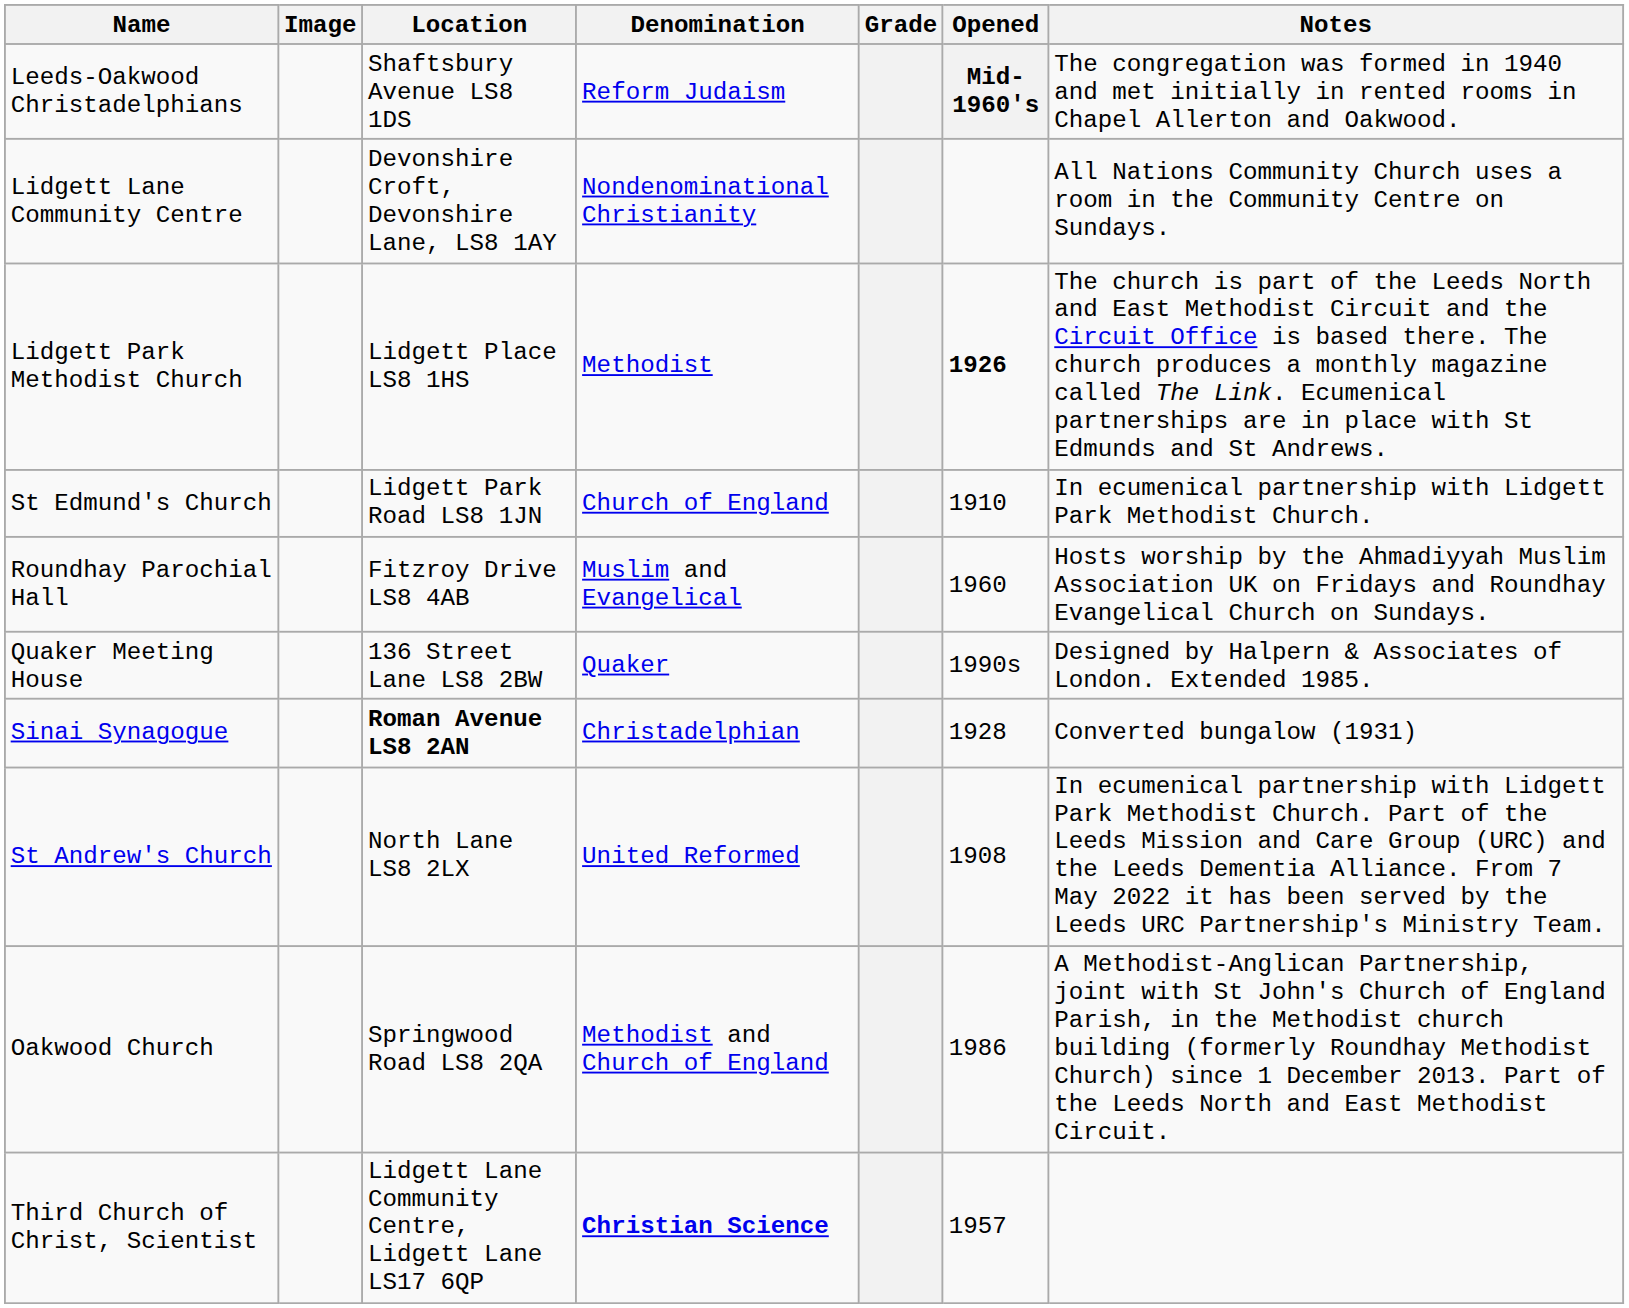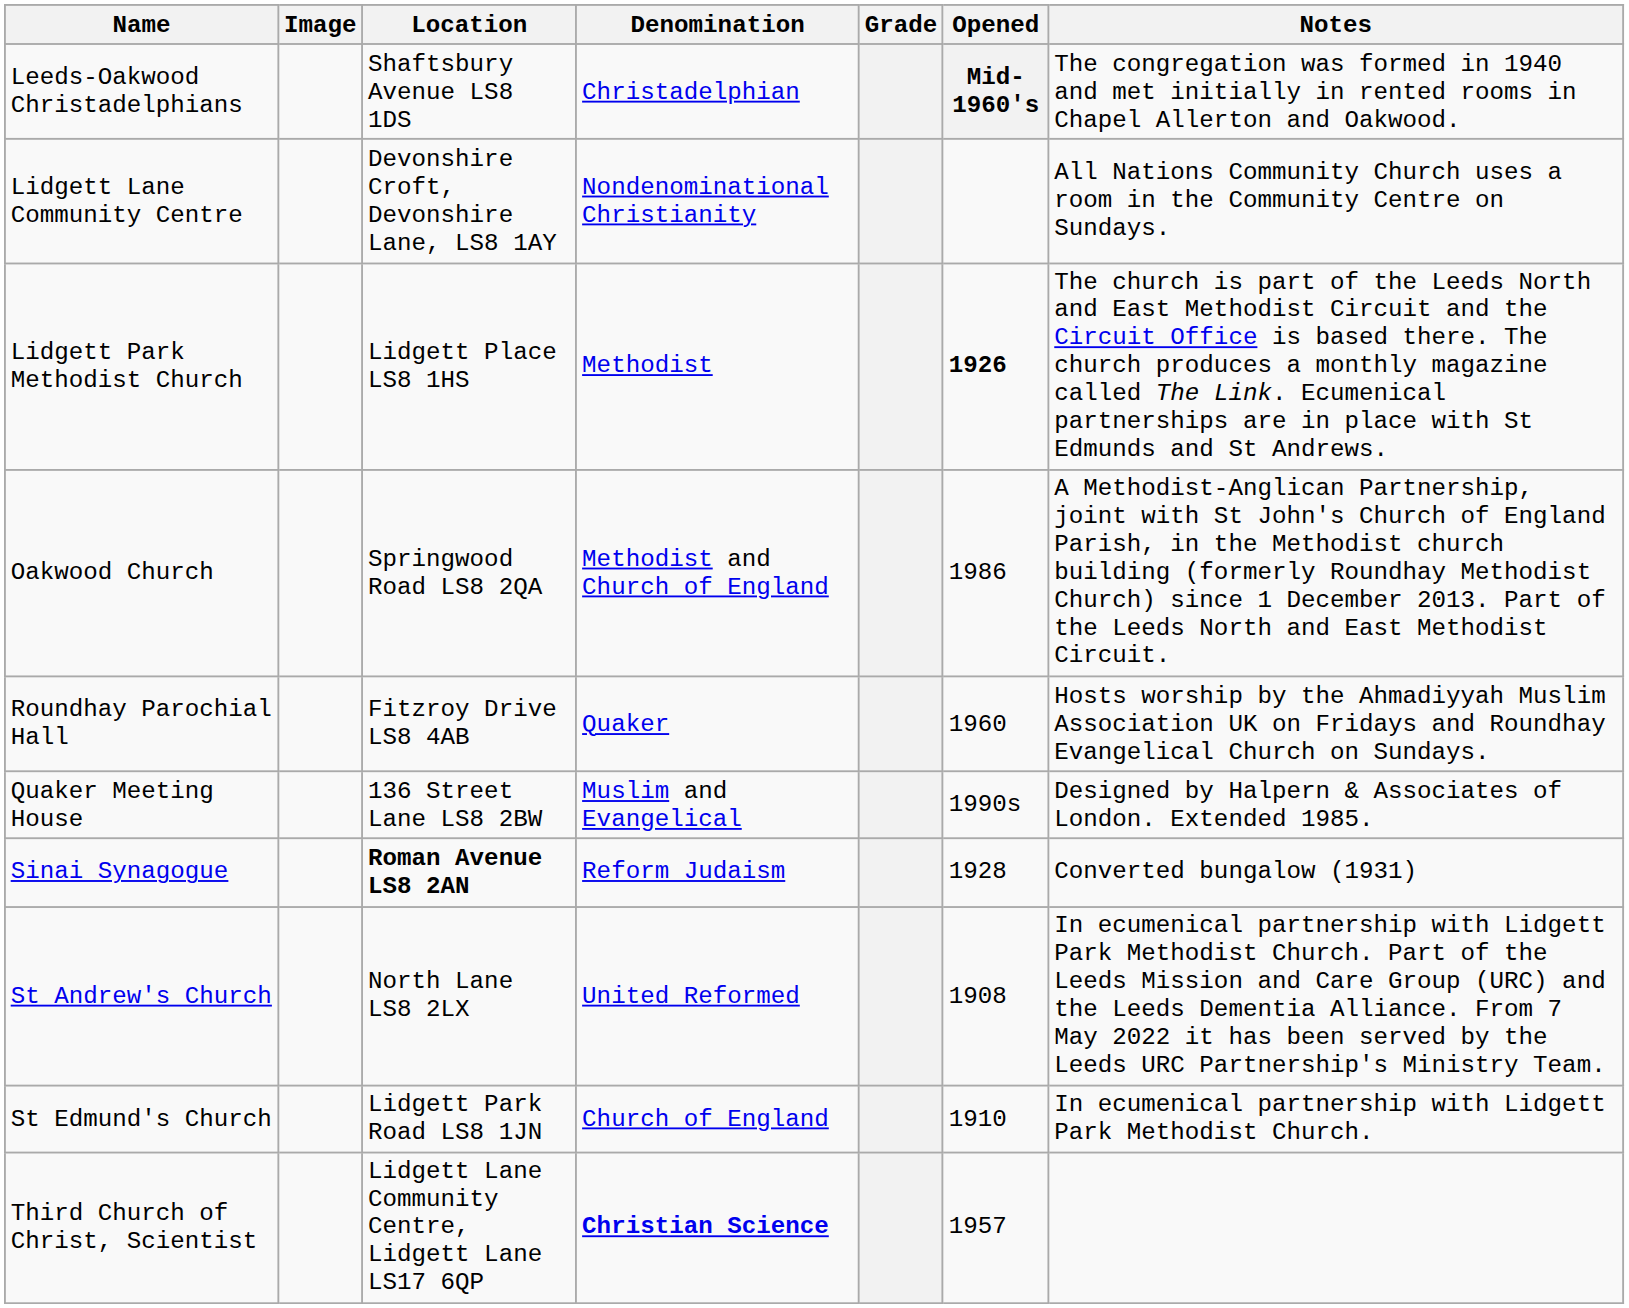(684, 92) Reform Judaism -> (691, 92) Christadelphian
rows swapped: (112, 1049) <-> (141, 503)
(662, 584) Muslim and Evangelical -> (626, 724) Quaker
(626, 666) Quaker -> (662, 805) Muslim and Evangelical
(691, 733) Christadelphian -> (684, 872) Reform Judaism
